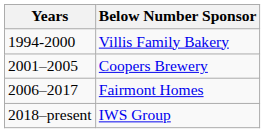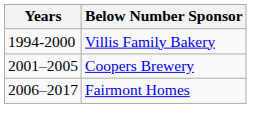- row: (135, 115)
